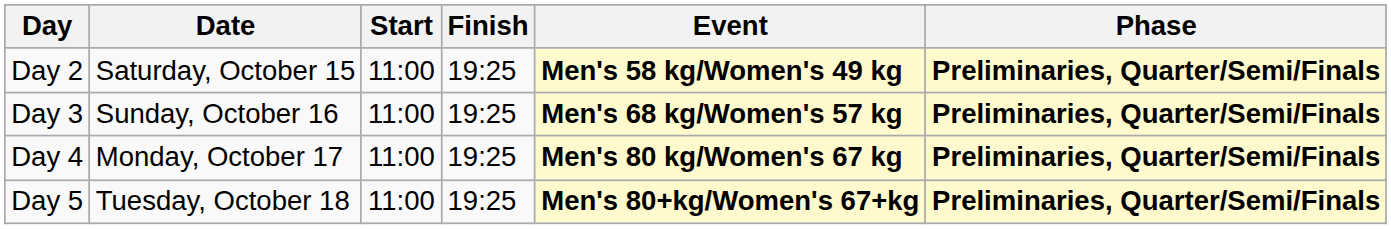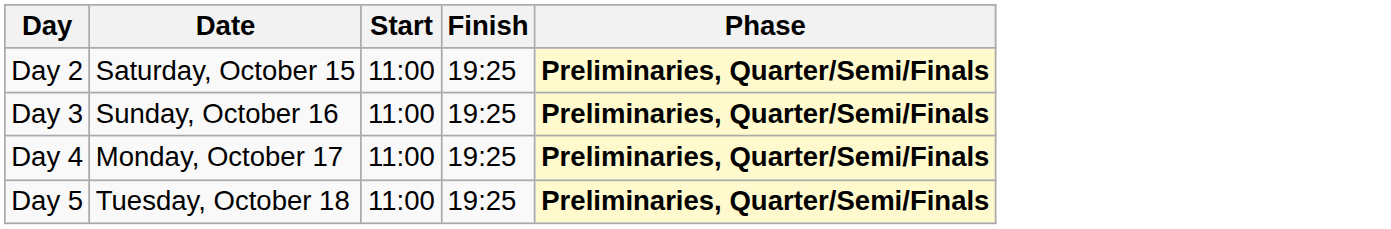- column: (730, 26)
